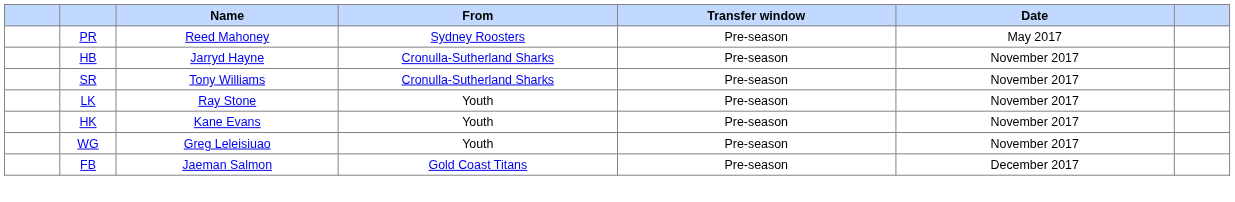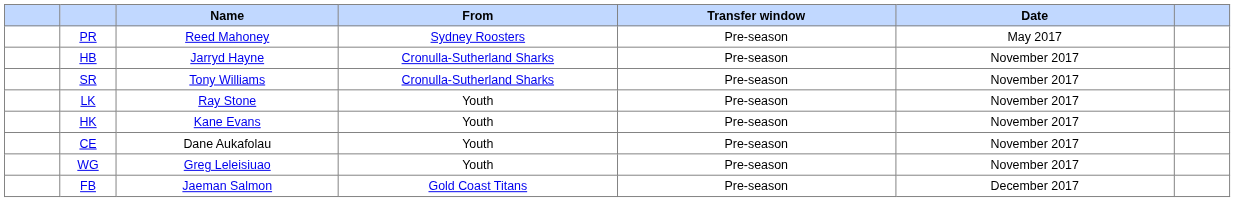+ row: (88, 143)
